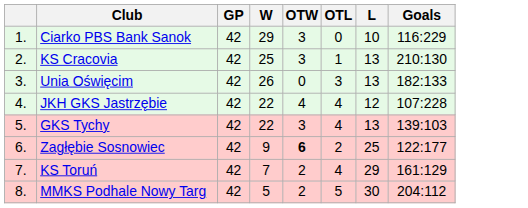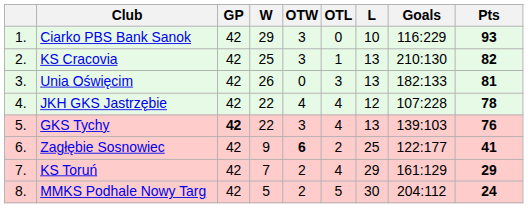+ column: (489, 15)
(234, 125) normal -> (234, 125) bold
